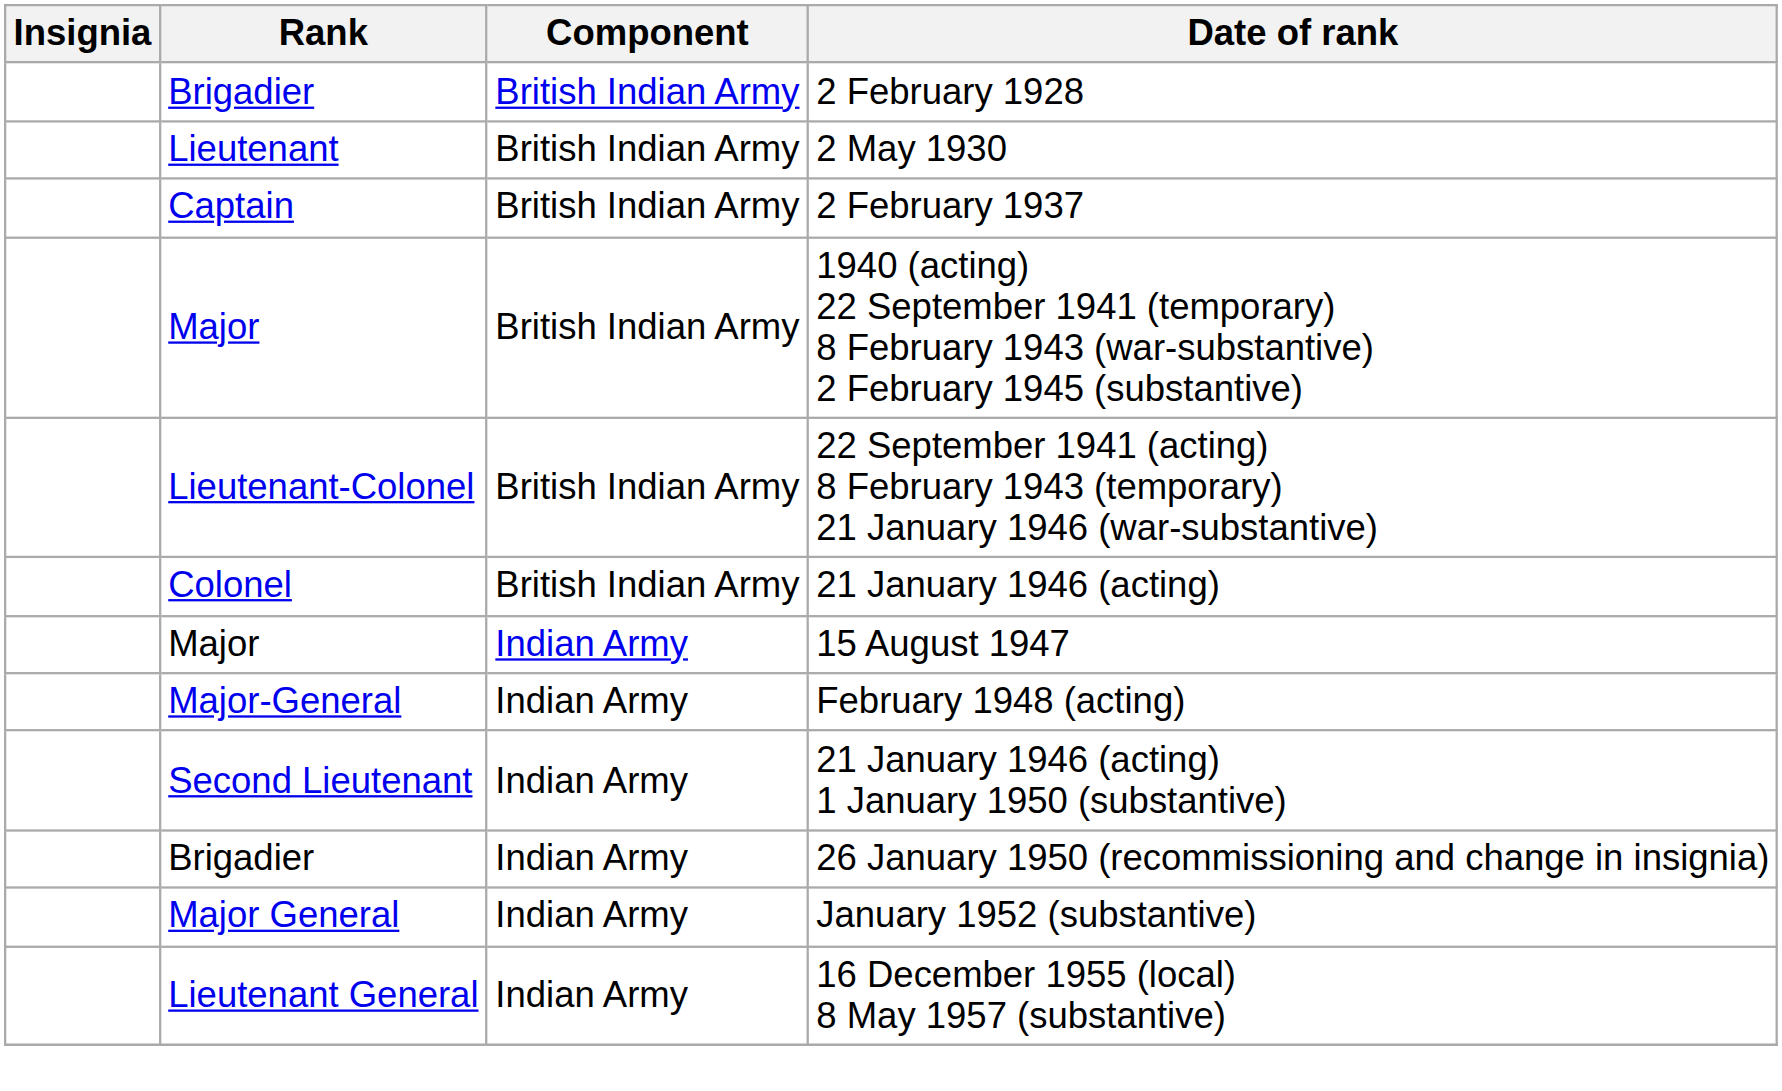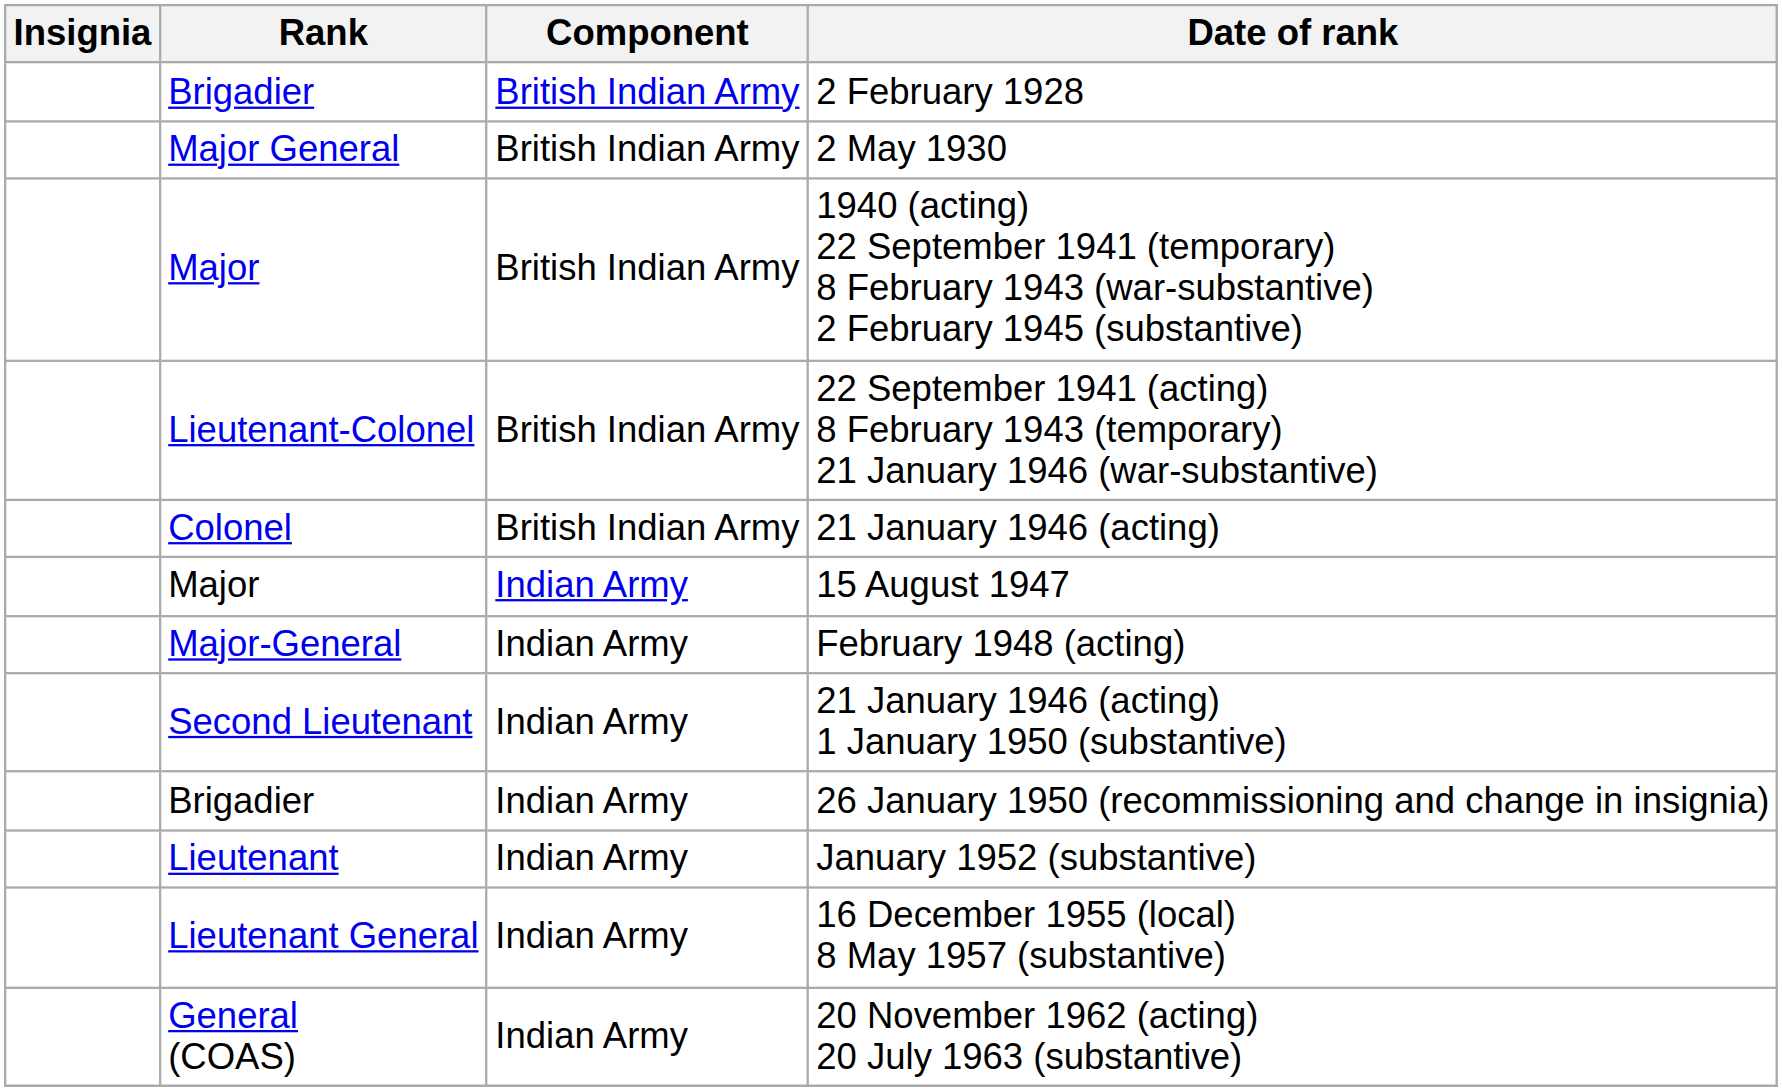(253, 149) Lieutenant -> (284, 149) Major General
- row: (950, 206)
(284, 916) Major General -> (253, 858) Lieutenant
+ row: (1037, 1035)
